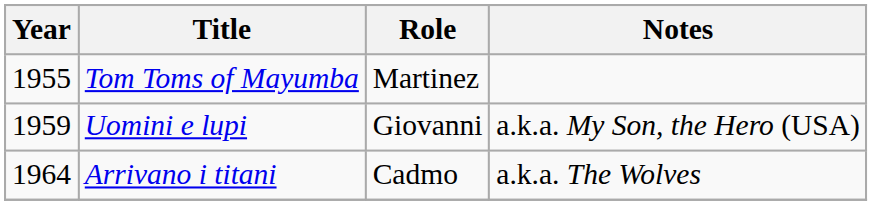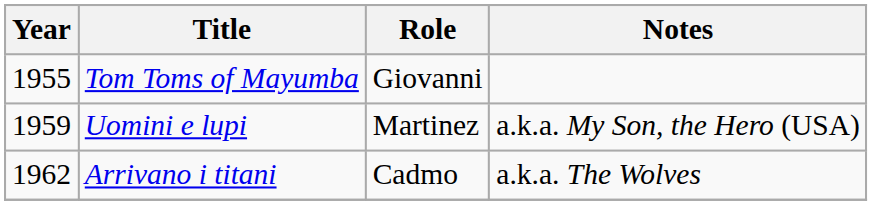(426, 77) Martinez -> (428, 77) Giovanni
(428, 126) Giovanni -> (426, 126) Martinez
(41, 175) 1964 -> (41, 175) 1962
